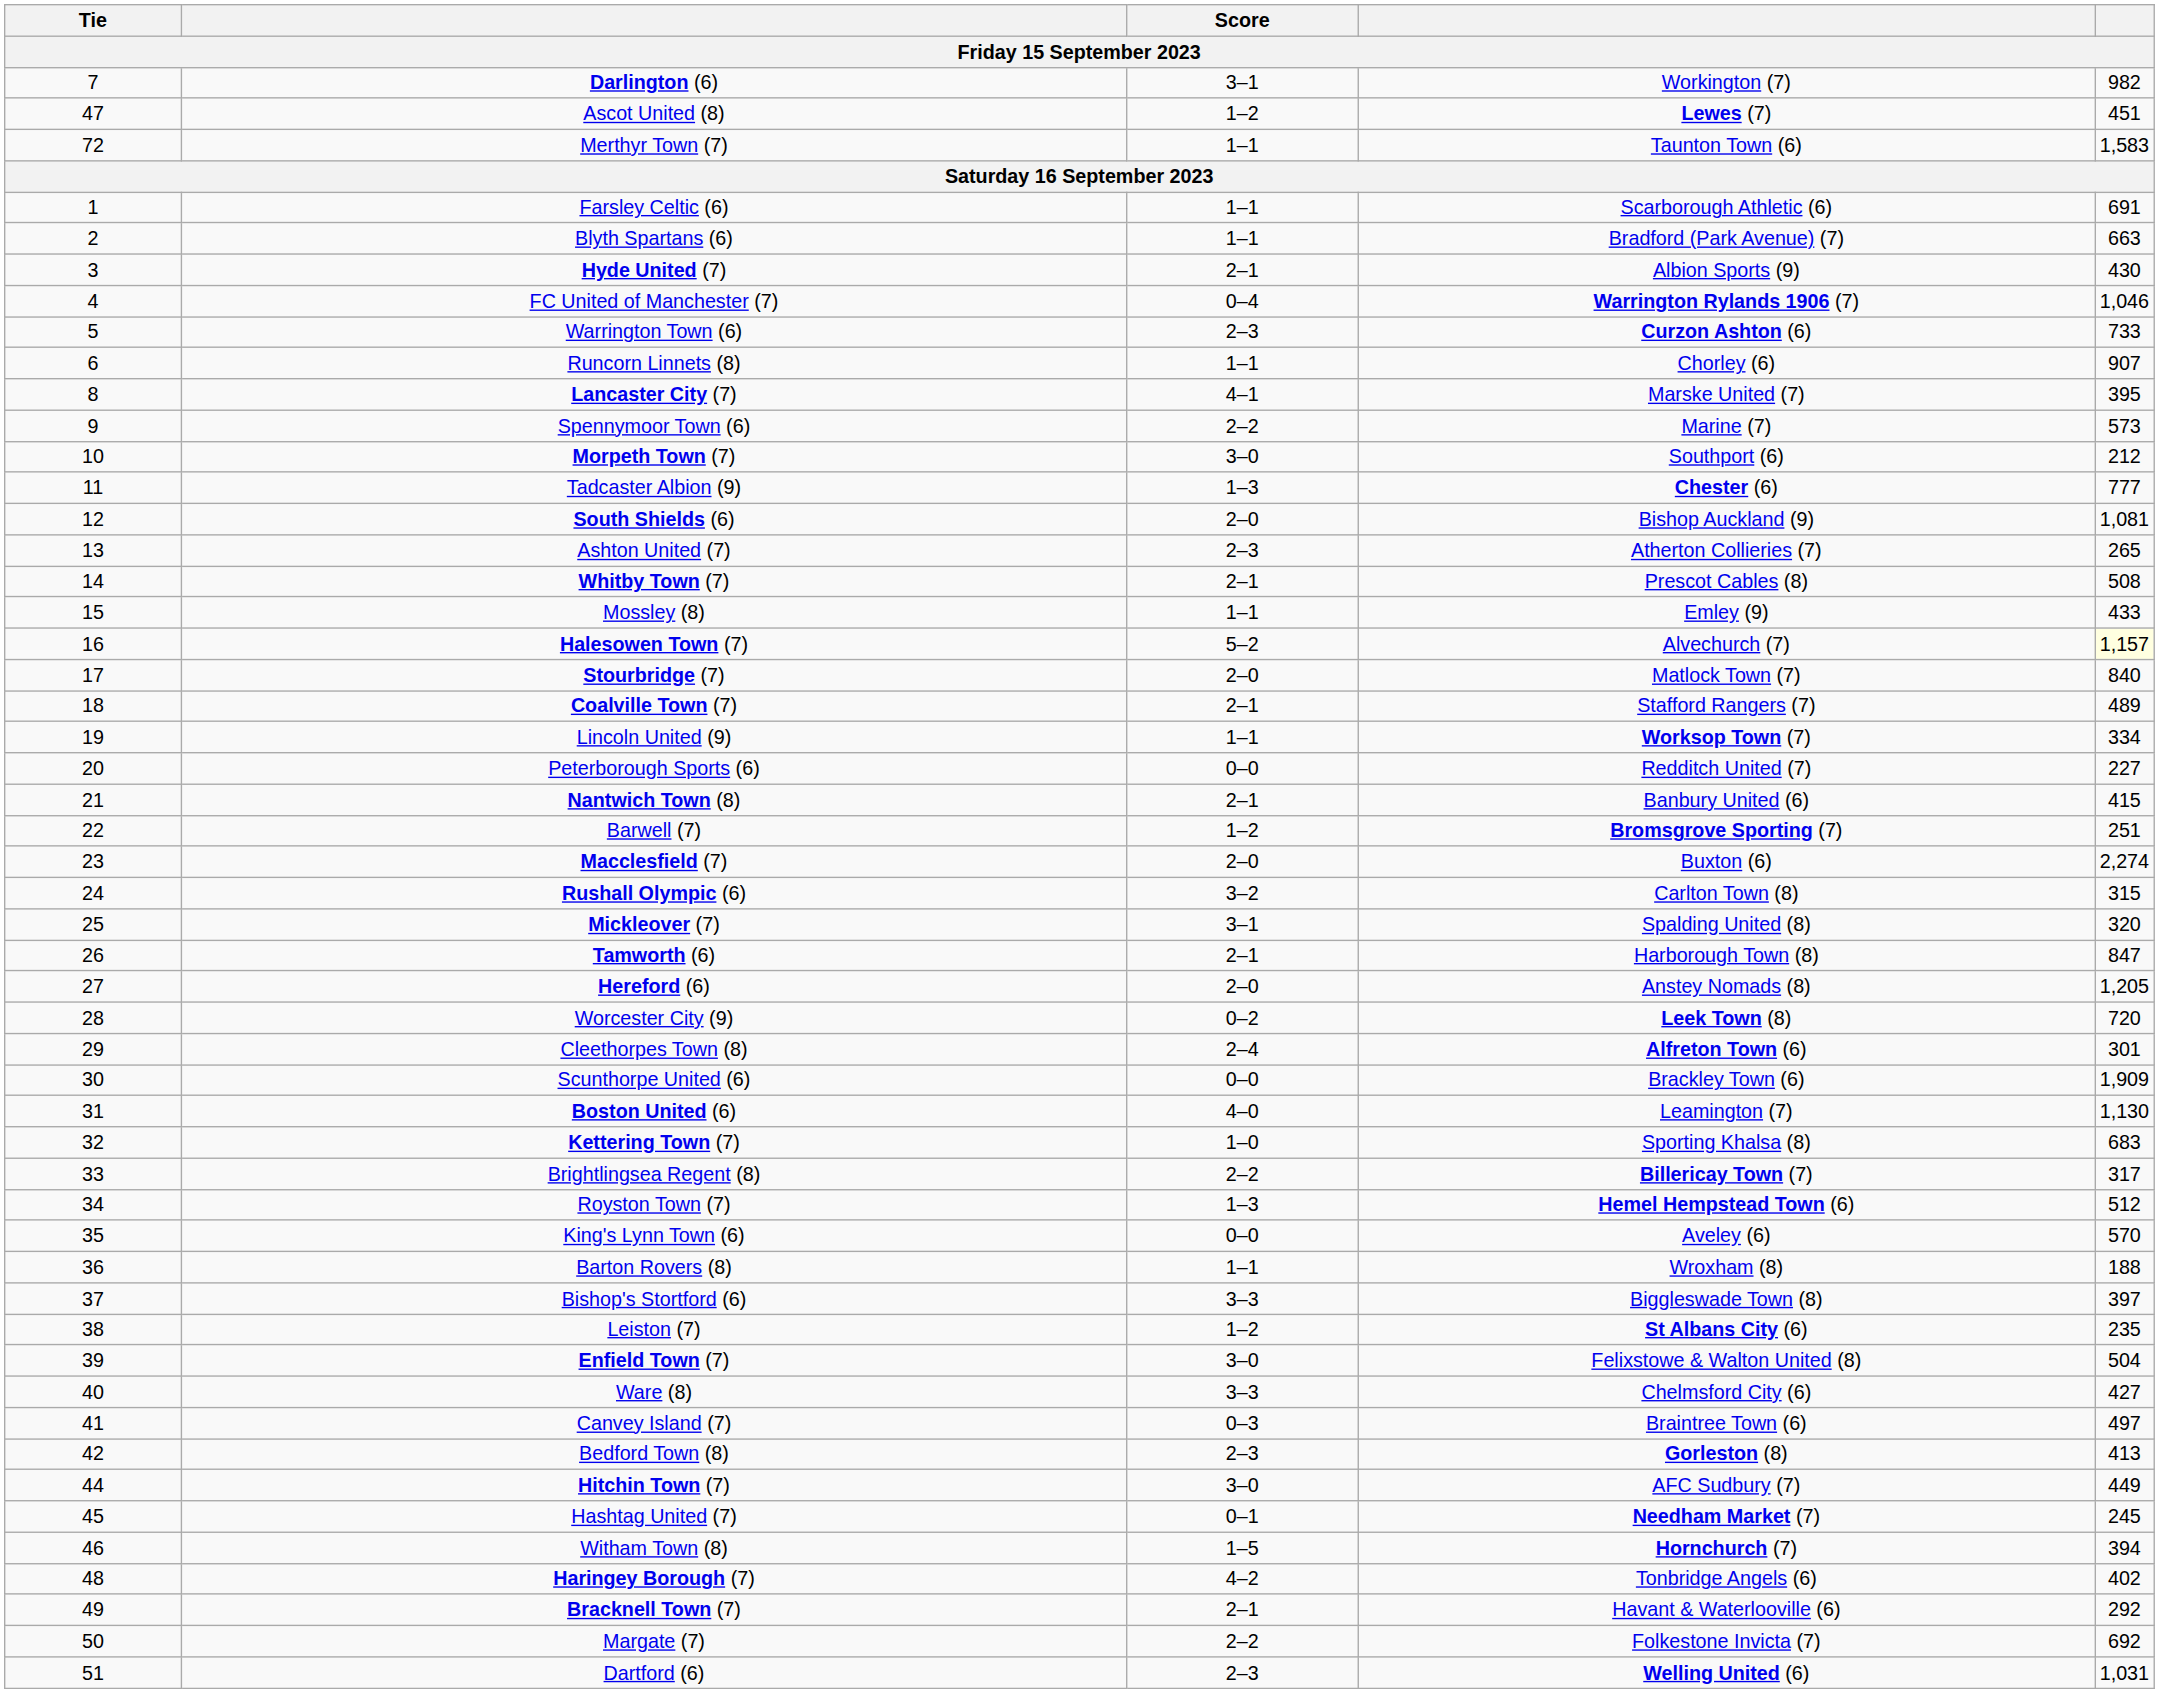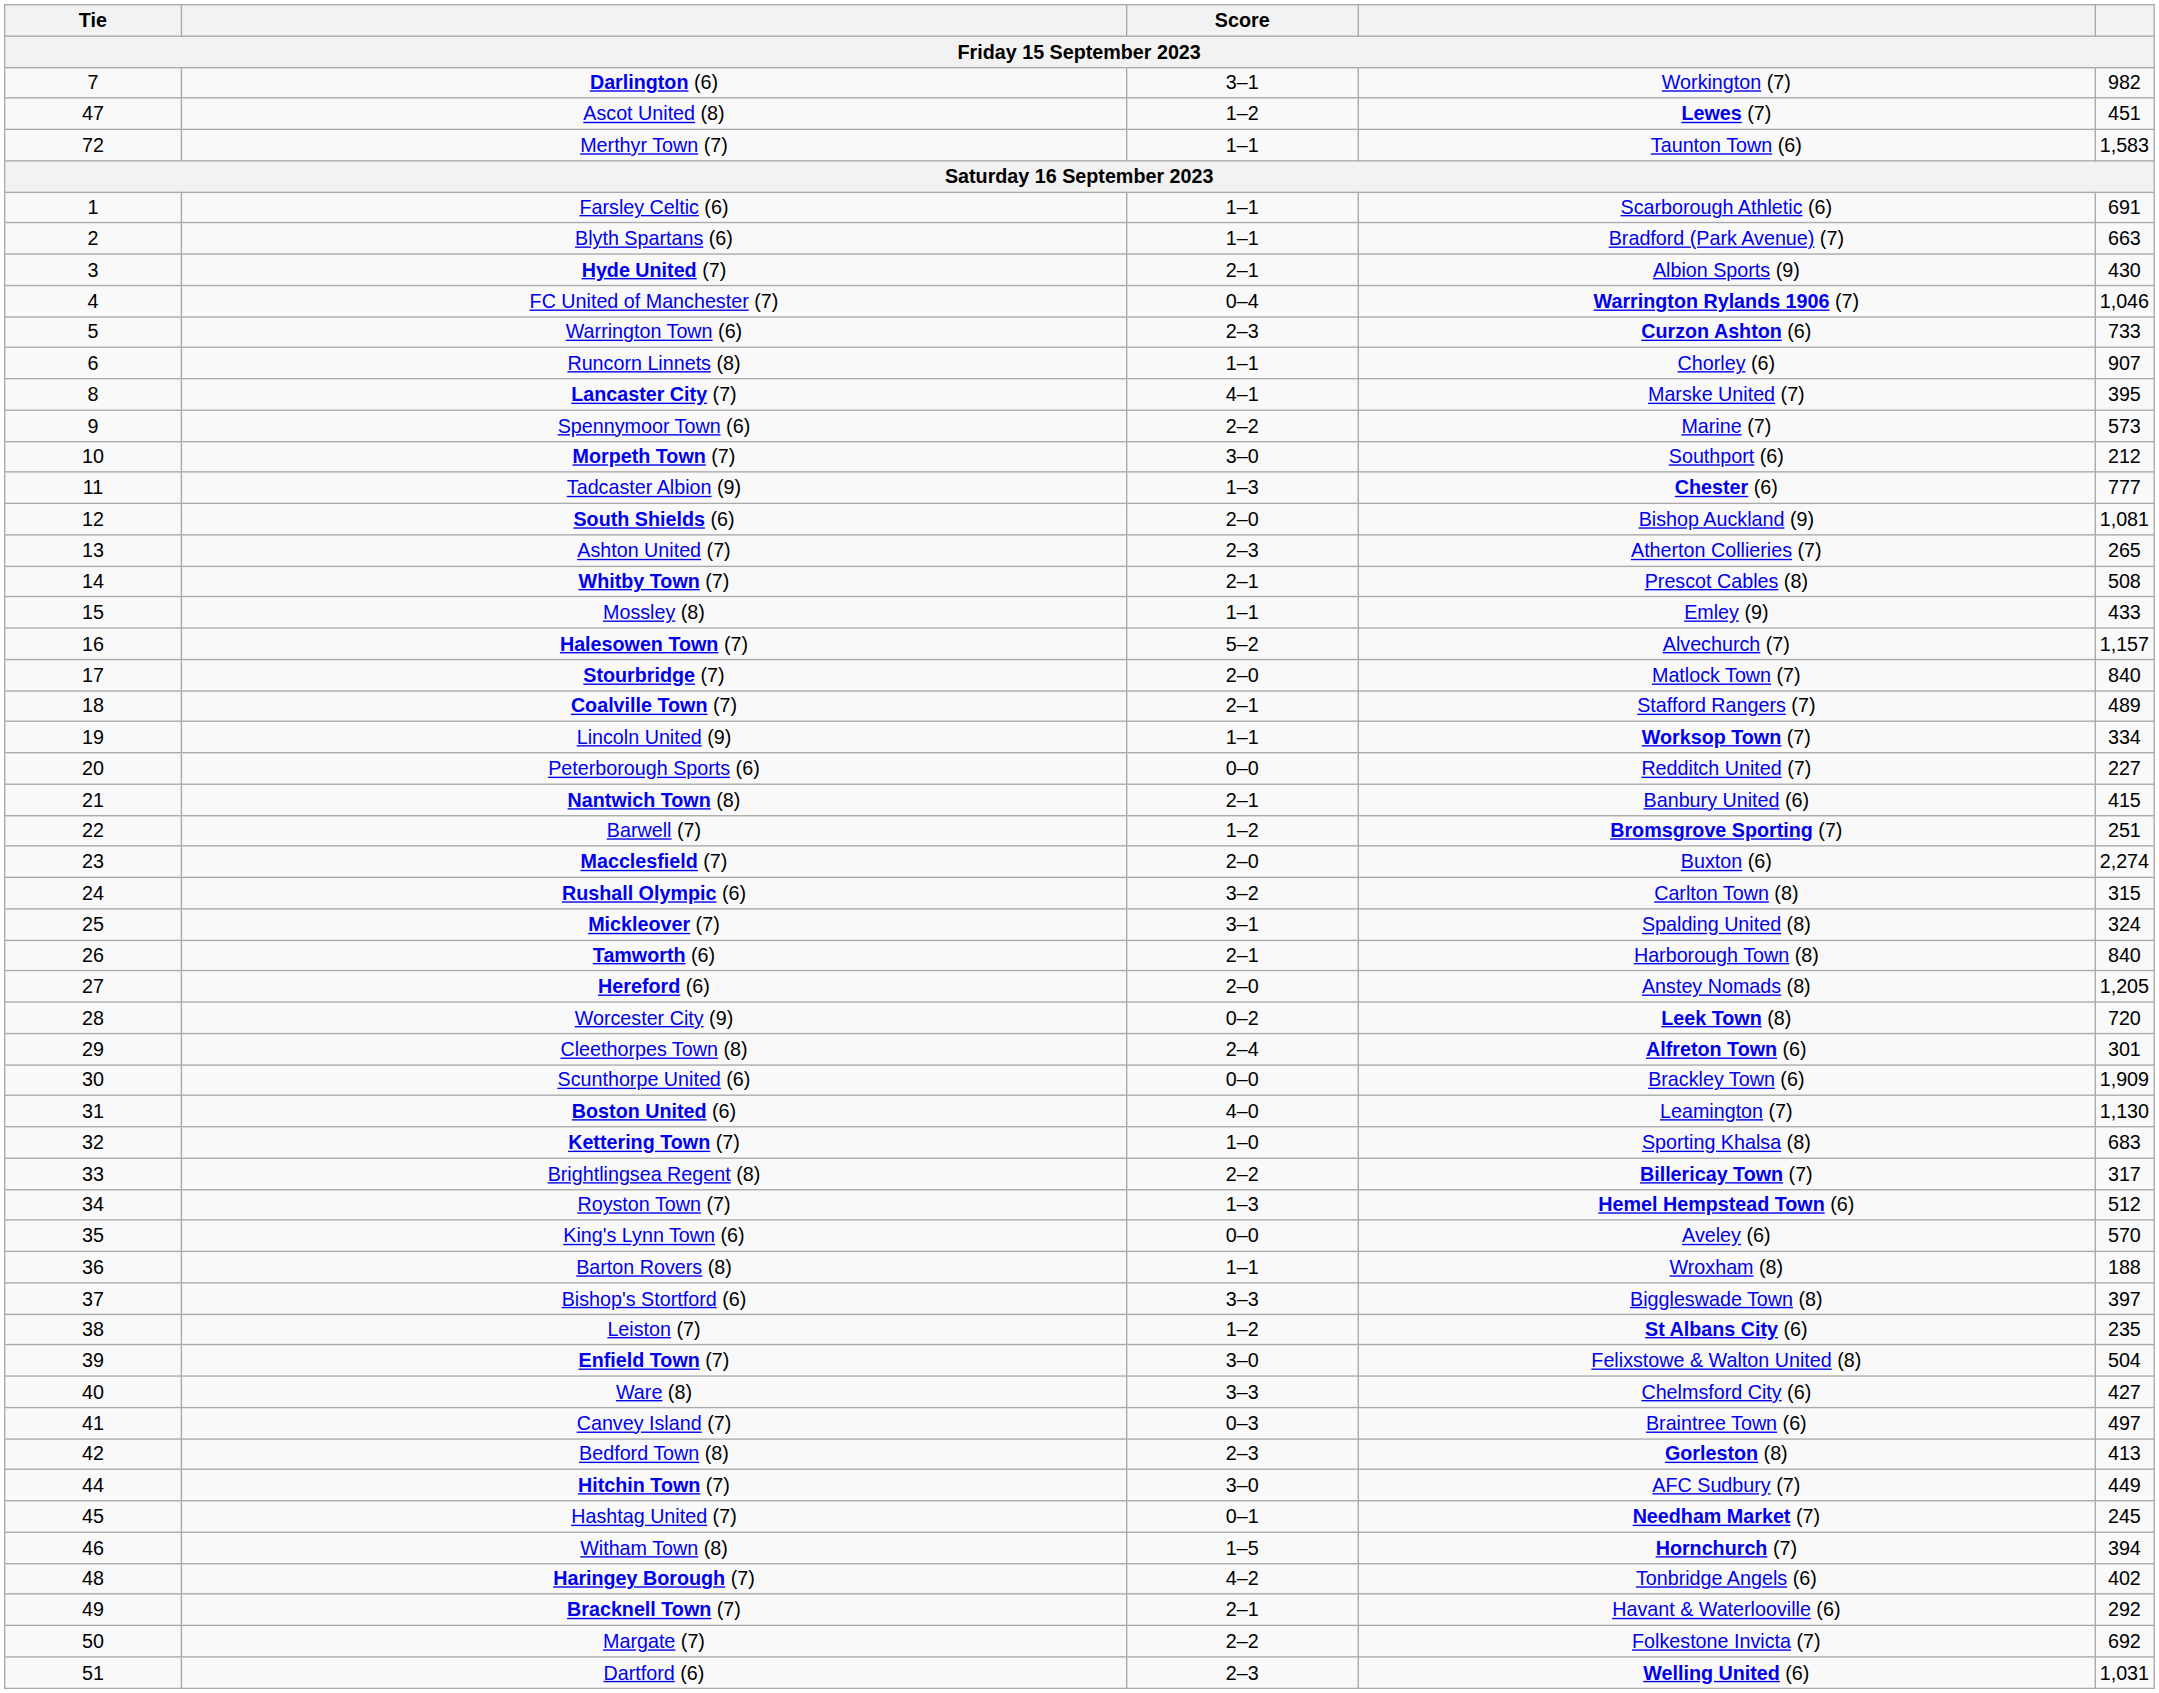(2124, 644) lightyellow background -> (2124, 644) no background
(2124, 925) 320 -> (2124, 925) 324
(2124, 956) 847 -> (2124, 956) 840
